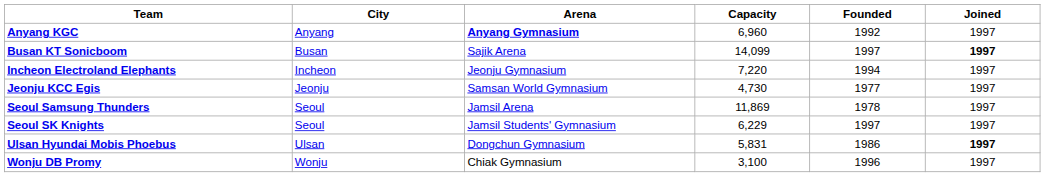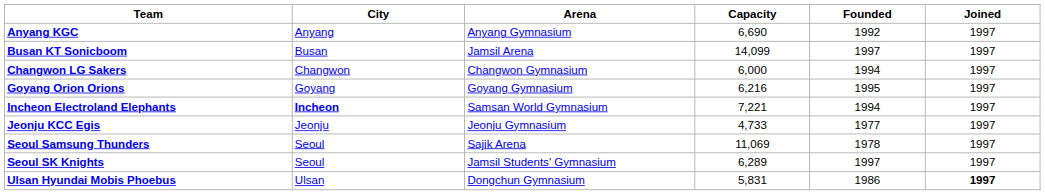(523, 32) bold -> (519, 32) normal
(752, 32) 6,960 -> (752, 32) 6,690
(497, 51) Sajik Arena -> (500, 51) Jamsil Arena
(983, 51) bold -> (983, 51) normal
+ row: (67, 69)
+ row: (66, 88)
(315, 69) normal -> (317, 107) bold
(517, 69) Jeonju Gymnasium -> (538, 107) Samsan World Gymnasium
(752, 69) 7,220 -> (752, 107) 7,221
(538, 88) Samsan World Gymnasium -> (517, 125) Jeonju Gymnasium
(752, 88) 4,730 -> (752, 125) 4,733
(500, 107) Jamsil Arena -> (497, 144) Sajik Arena
(752, 107) 11,869 -> (752, 144) 11,069
(752, 125) 6,229 -> (752, 162) 6,289
- row: (54, 162)
